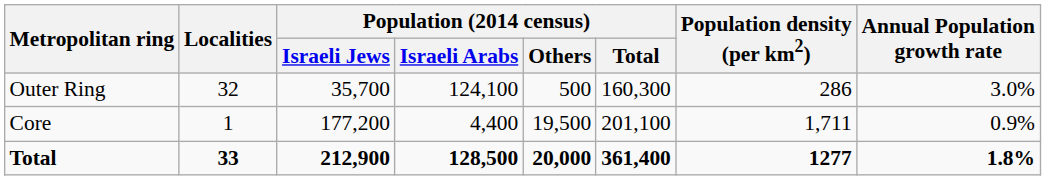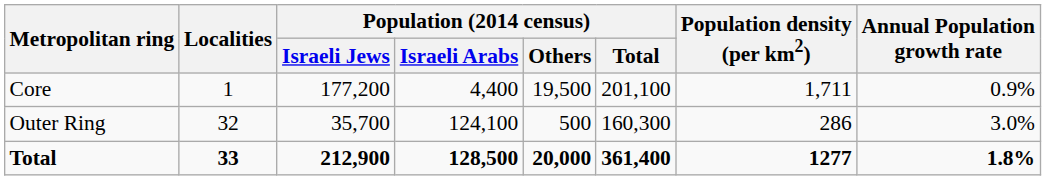rows swapped: (30, 123) <-> (58, 89)
